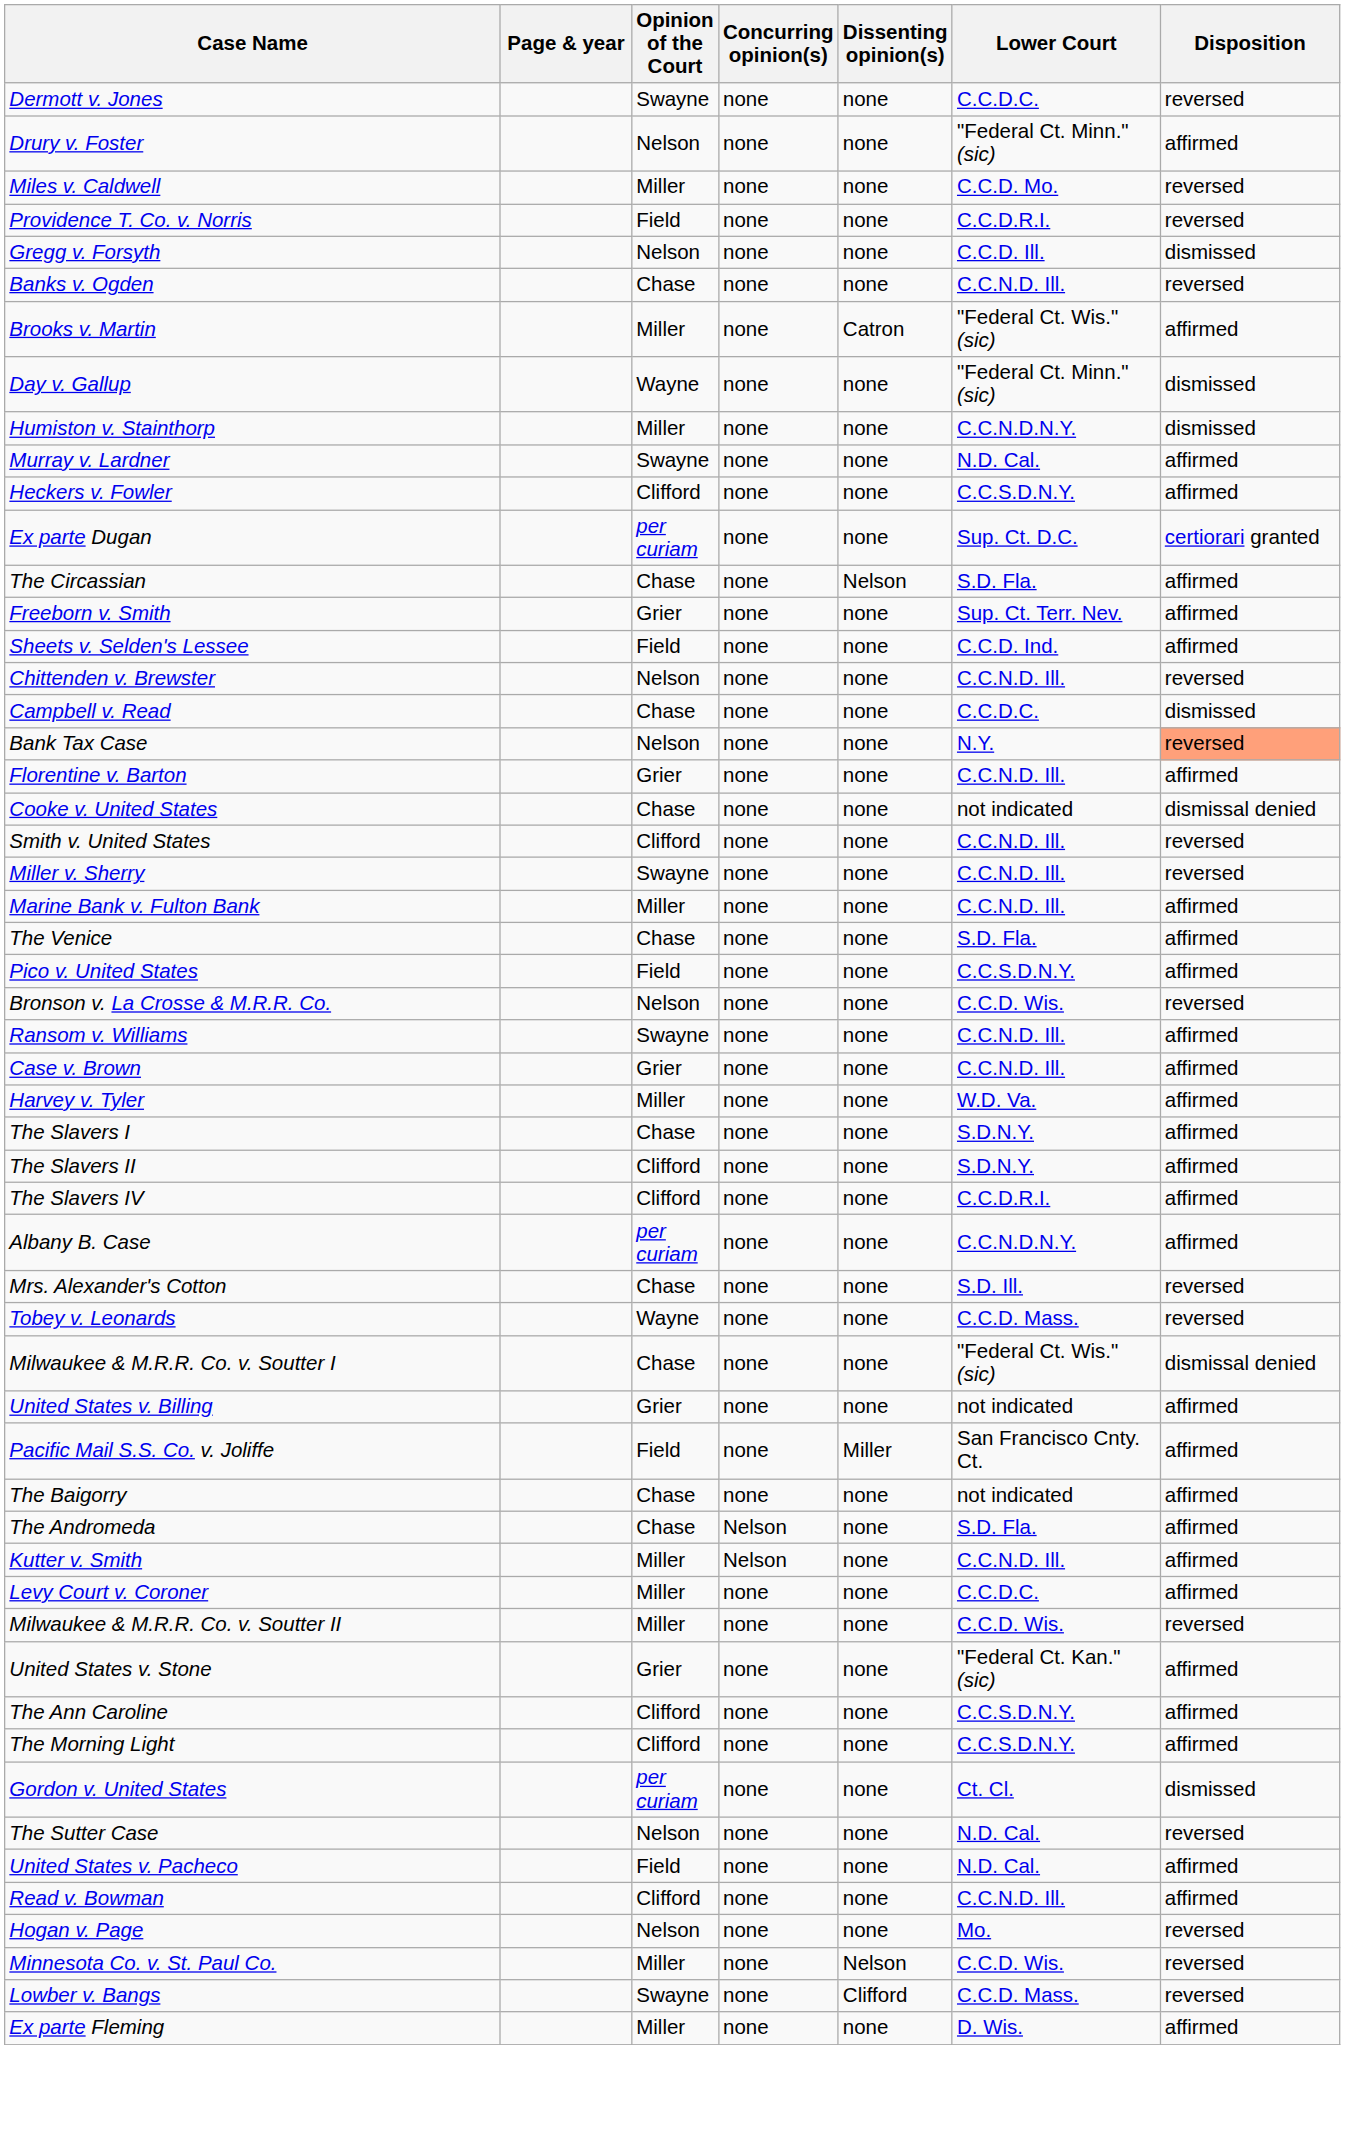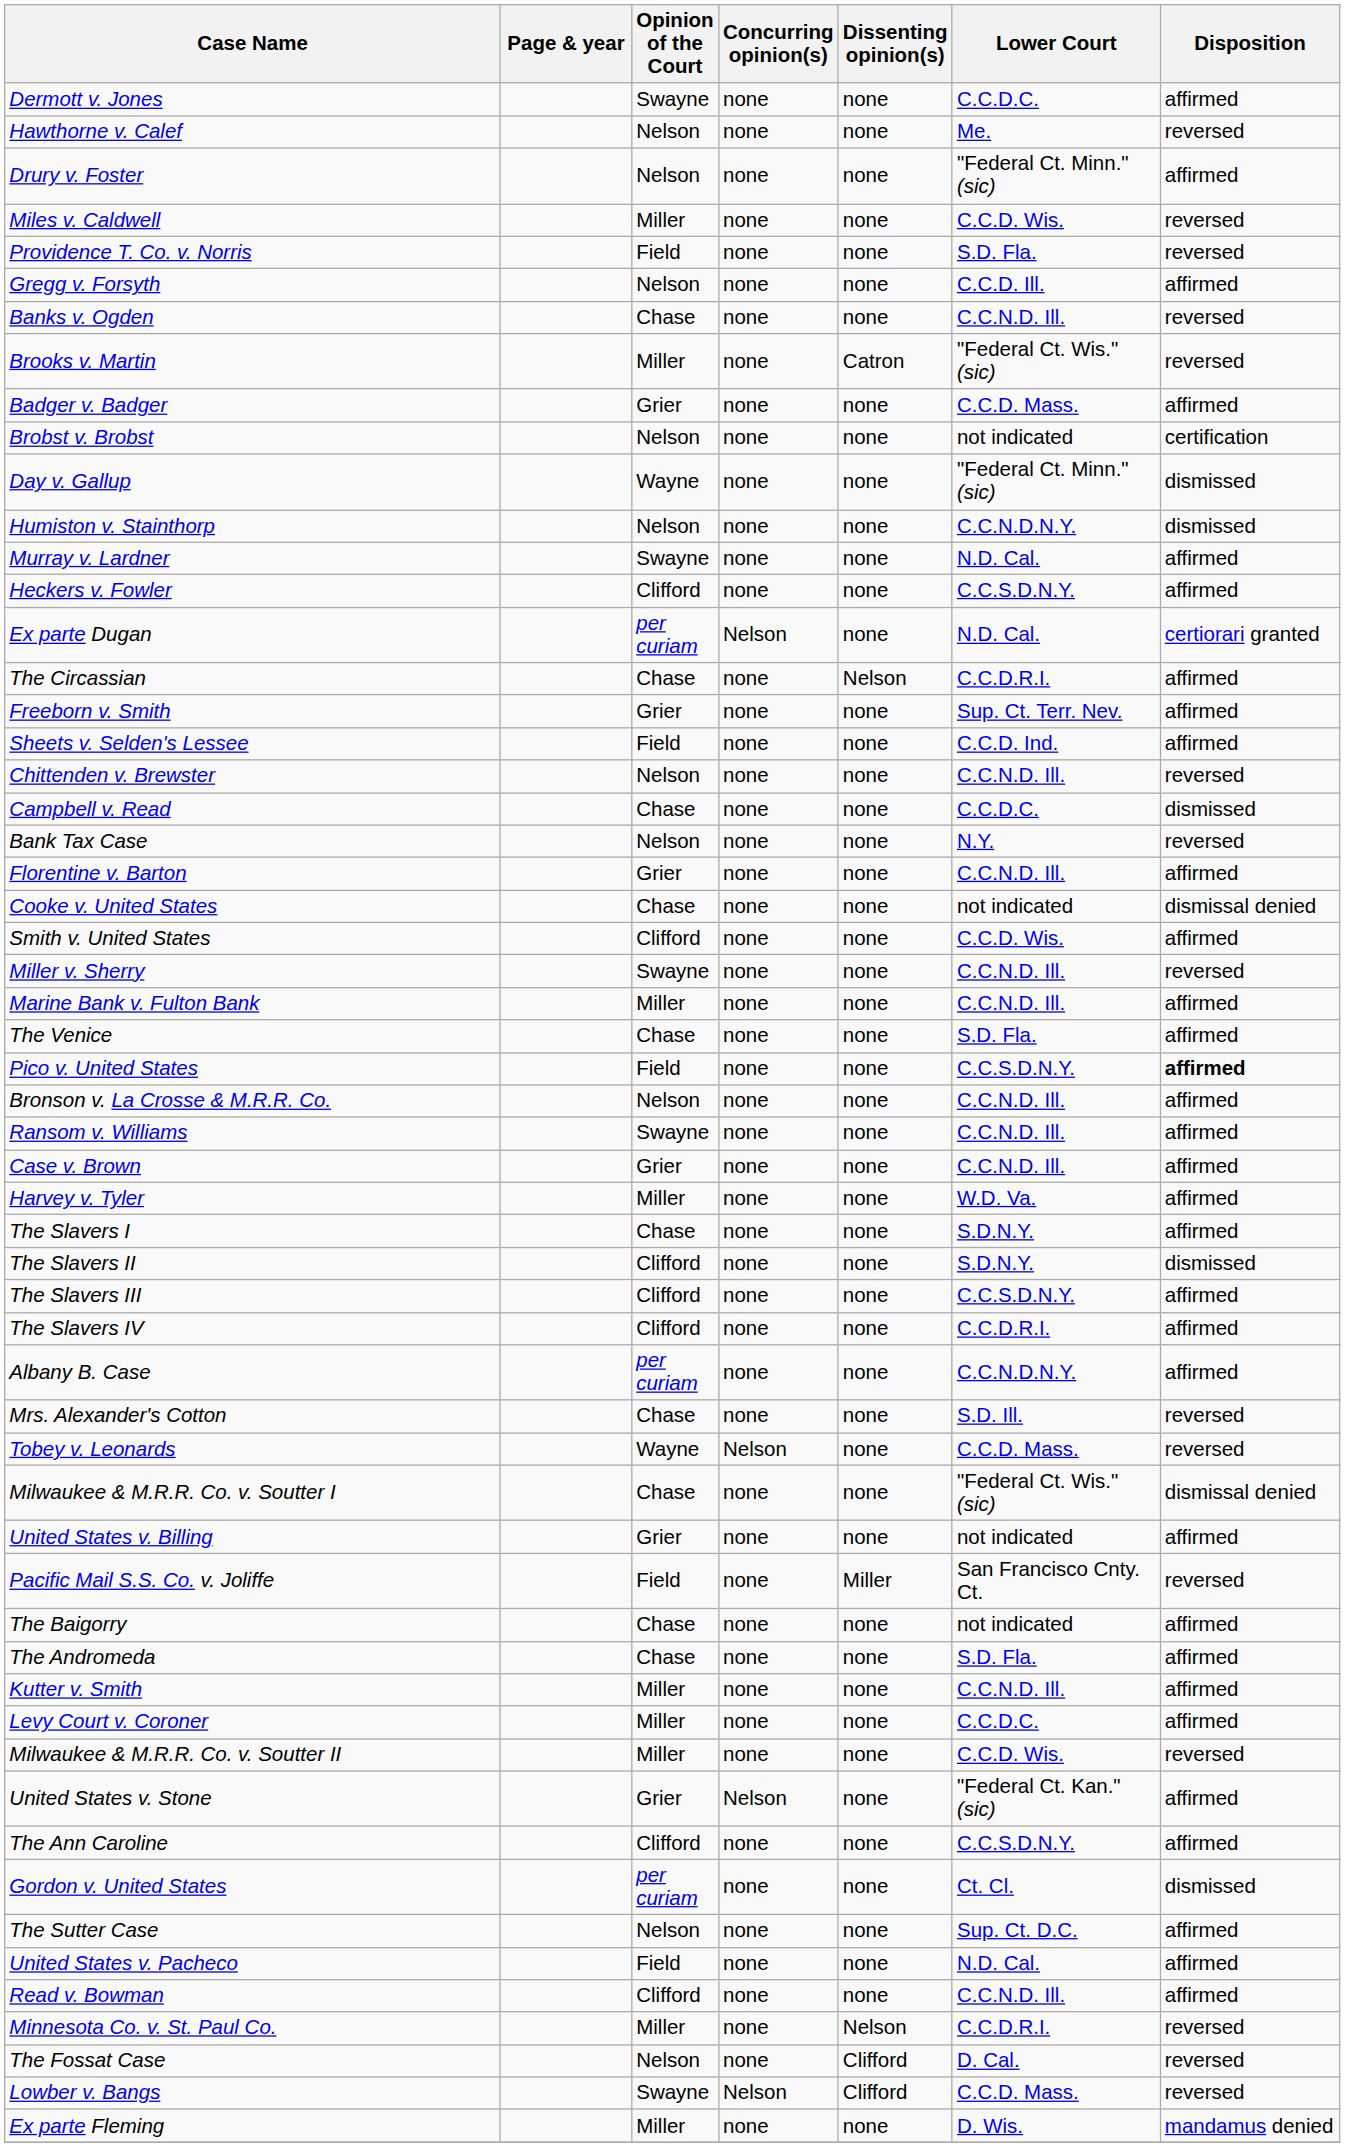(1205, 99) reversed -> (1202, 99) affirmed
+ row: (96, 131)
(1008, 187) C.C.D. Mo. -> (1010, 219) C.C.D. Wis.
(1004, 219) C.C.D.R.I. -> (997, 252) S.D. Fla.
(1210, 252) dismissed -> (1202, 284) affirmed
(1202, 328) affirmed -> (1205, 361) reversed
+ row: (88, 405)
+ row: (81, 437)
(661, 428) Miller -> (668, 525) Nelson
(746, 537) none -> (755, 634) Nelson
(1017, 537) Sup. Ct. D.C. -> (999, 634) N.D. Cal.
(997, 581) S.D. Fla. -> (1004, 678) C.C.D.R.I.
(1205, 743) lightsalmon background -> (1205, 841) no background
(1011, 841) C.C.N.D. Ill. -> (1010, 938) C.C.D. Wis.
(1205, 841) reversed -> (1202, 938) affirmed
(1202, 970) normal -> (1205, 1068) bold
(1010, 1003) C.C.D. Wis. -> (1011, 1100) C.C.N.D. Ill.
(1205, 1003) reversed -> (1202, 1100) affirmed
(1202, 1165) affirmed -> (1210, 1263) dismissed
+ row: (75, 1295)
(746, 1318) none -> (755, 1448) Nelson
(1202, 1450) affirmed -> (1205, 1580) reversed
(755, 1527) Nelson -> (746, 1657) none
(755, 1559) Nelson -> (746, 1689) none
(746, 1668) none -> (755, 1798) Nelson
- row: (92, 1745)
(999, 1833) N.D. Cal. -> (1017, 1930) Sup. Ct. D.C.
(1205, 1833) reversed -> (1202, 1930) affirmed
- row: (76, 1930)
(1010, 1963) C.C.D. Wis. -> (1004, 2028) C.C.D.R.I.
+ row: (87, 2060)
(746, 1995) none -> (755, 2093) Nelson
(1202, 2028) affirmed -> (1249, 2125) mandamus denied
